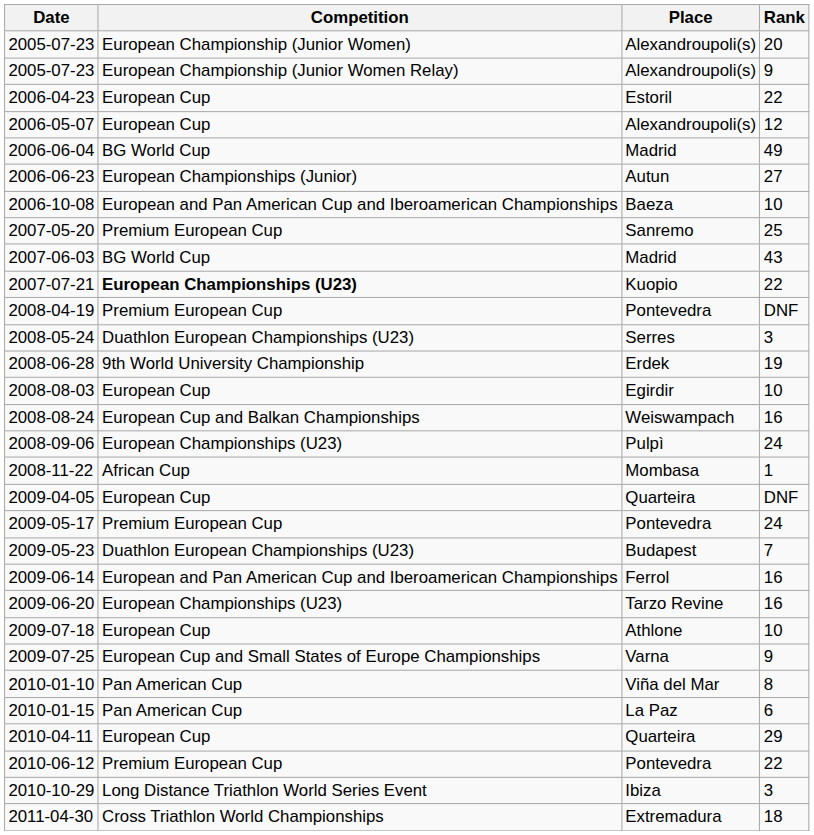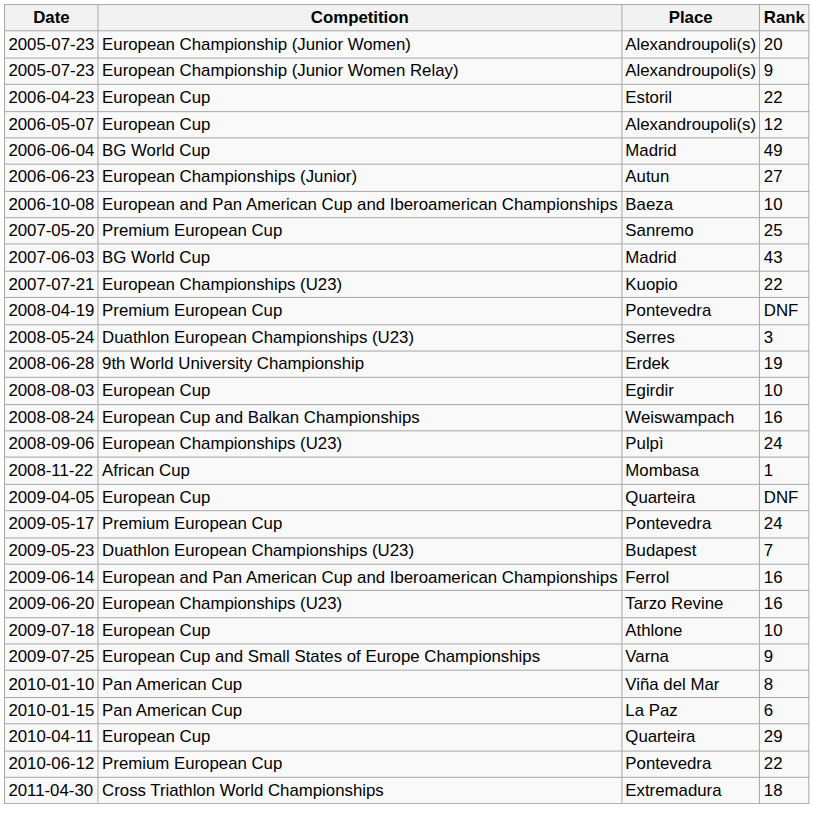(229, 284) bold -> (222, 284) normal
- row: (51, 790)
